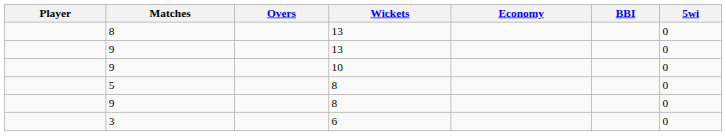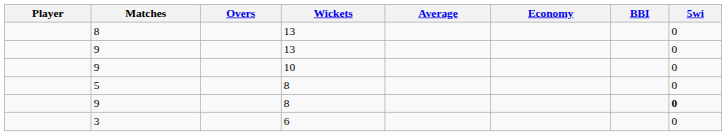+ column: (438, 13)
(665, 103) normal -> (674, 103) bold
